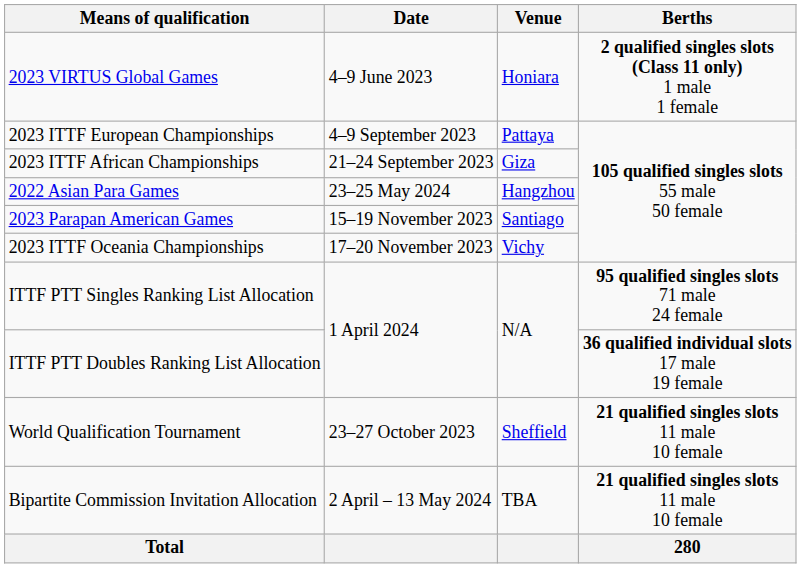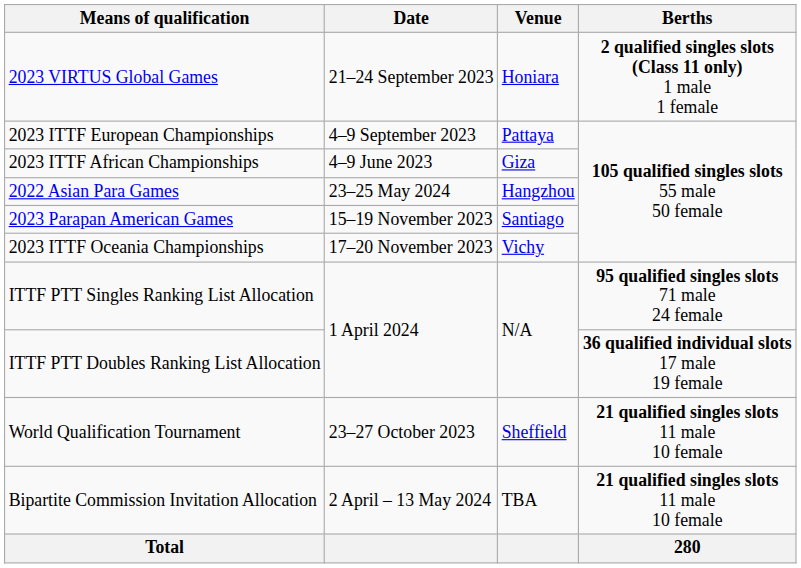(381, 76) 4–9 June 2023 -> (411, 76) 21–24 September 2023
(411, 163) 21–24 September 2023 -> (381, 163) 4–9 June 2023
